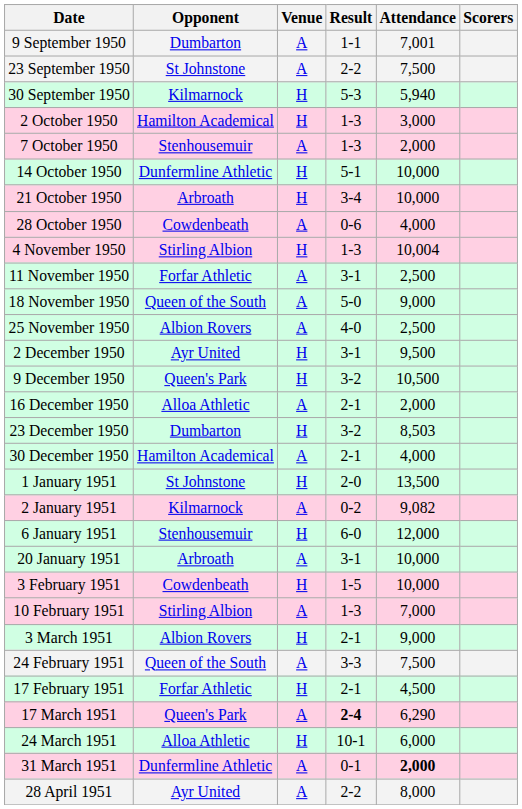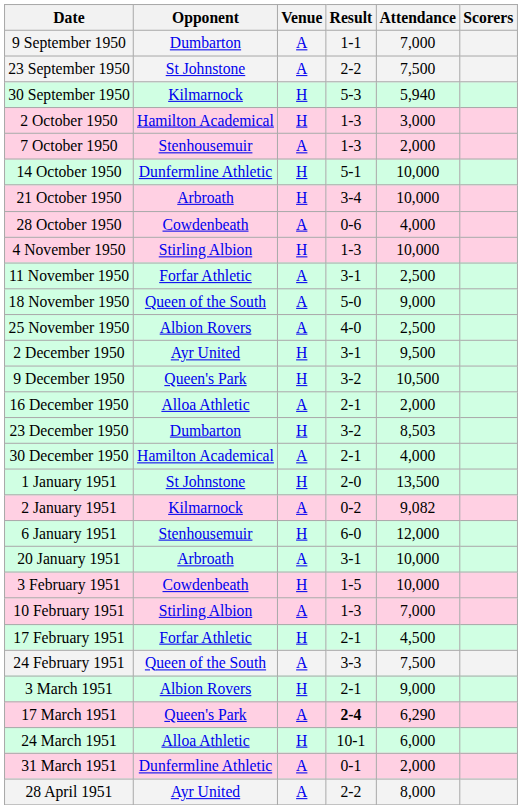(418, 43) 7,001 -> (418, 43) 7,000
(418, 249) 10,004 -> (418, 249) 10,000
rows swapped: (69, 688) <-> (69, 637)
(418, 766) bold -> (418, 766) normal
